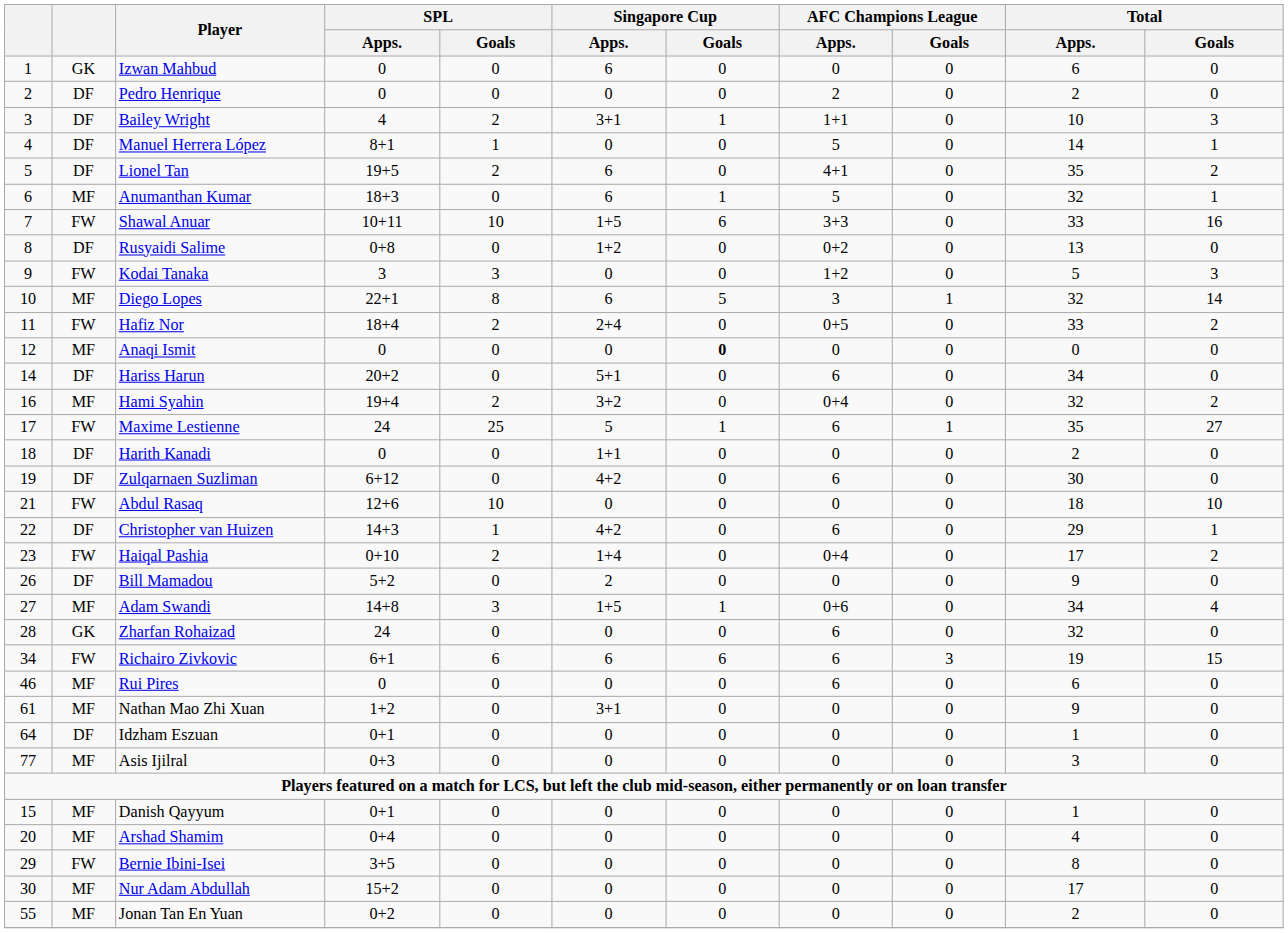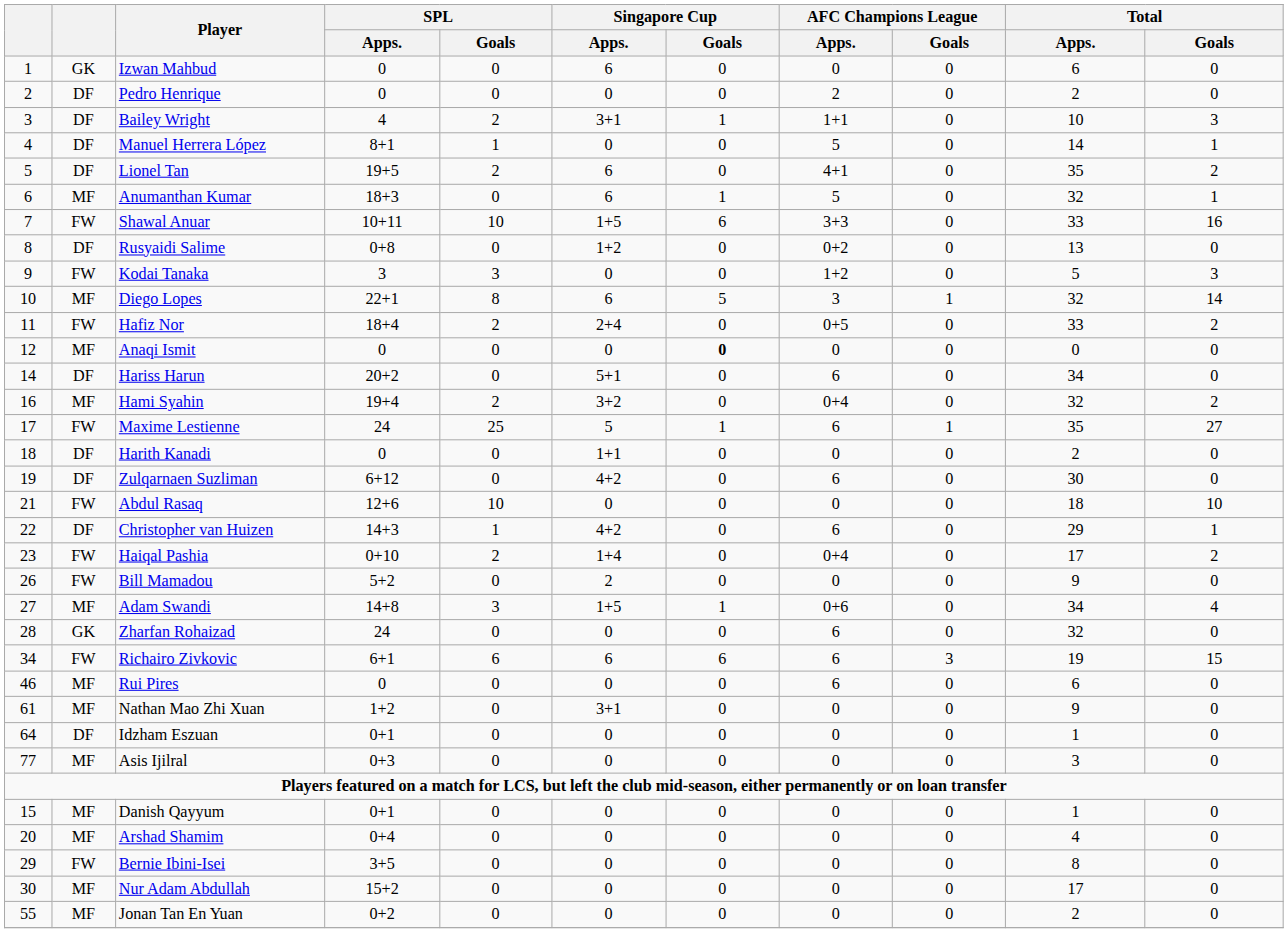(83, 581) DF -> (83, 581) FW
